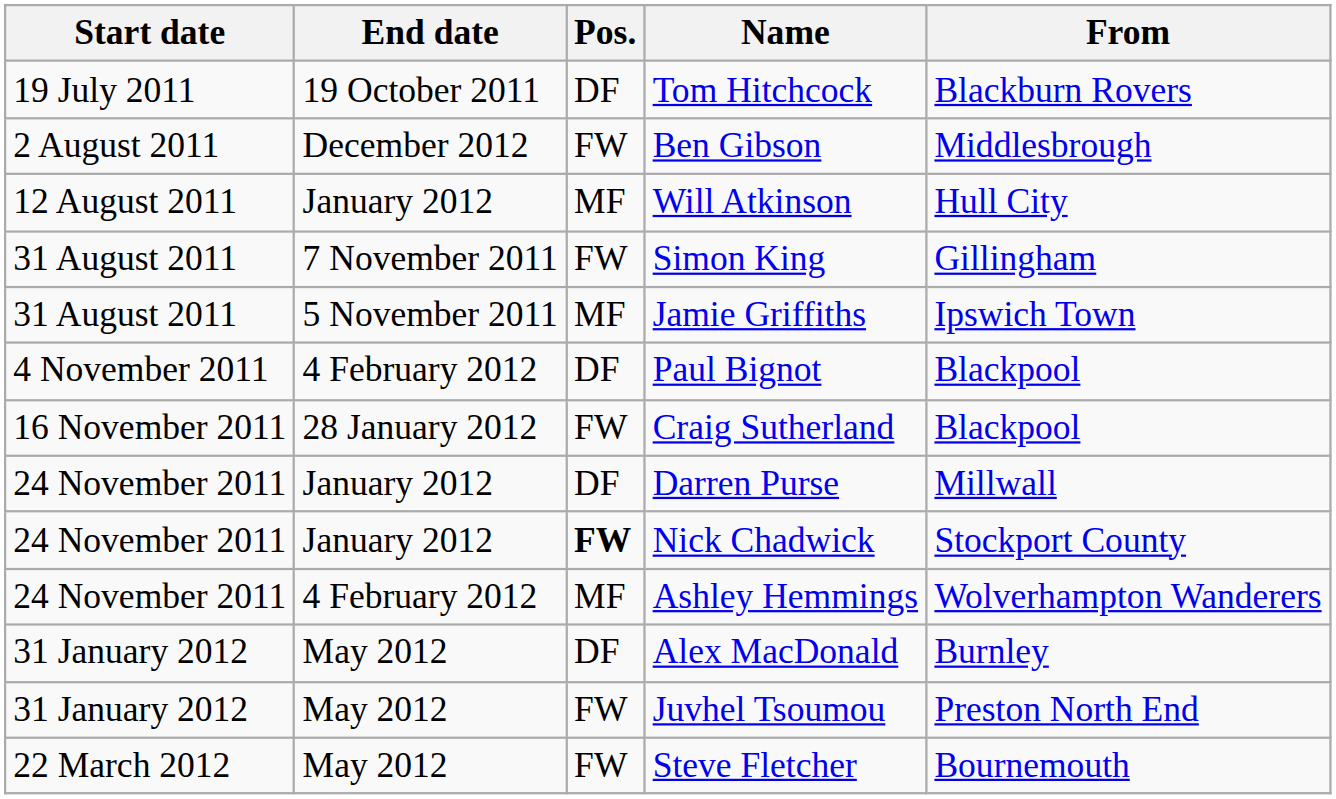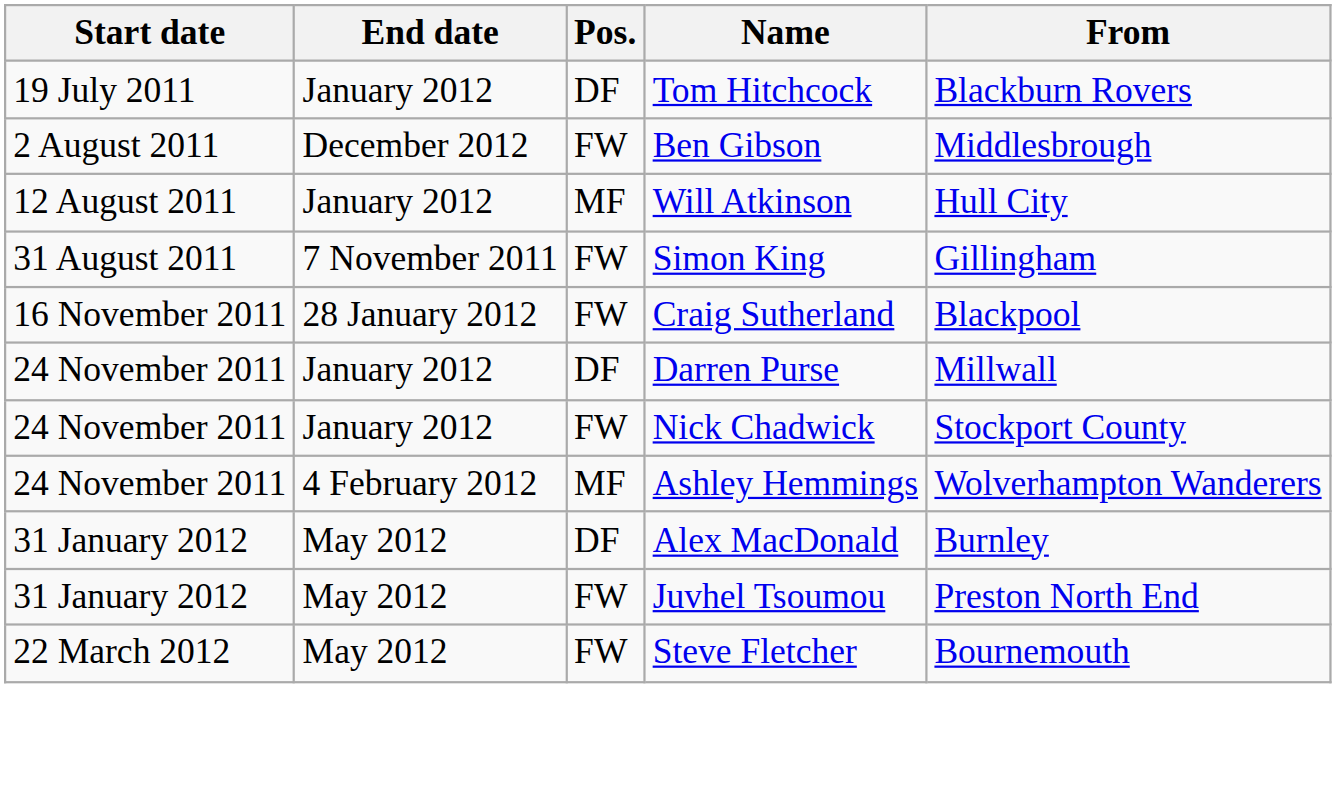(421, 88) 19 October 2011 -> (398, 88) January 2012
- row: (759, 314)
- row: (737, 370)
(603, 539) bold -> (601, 426) normal
